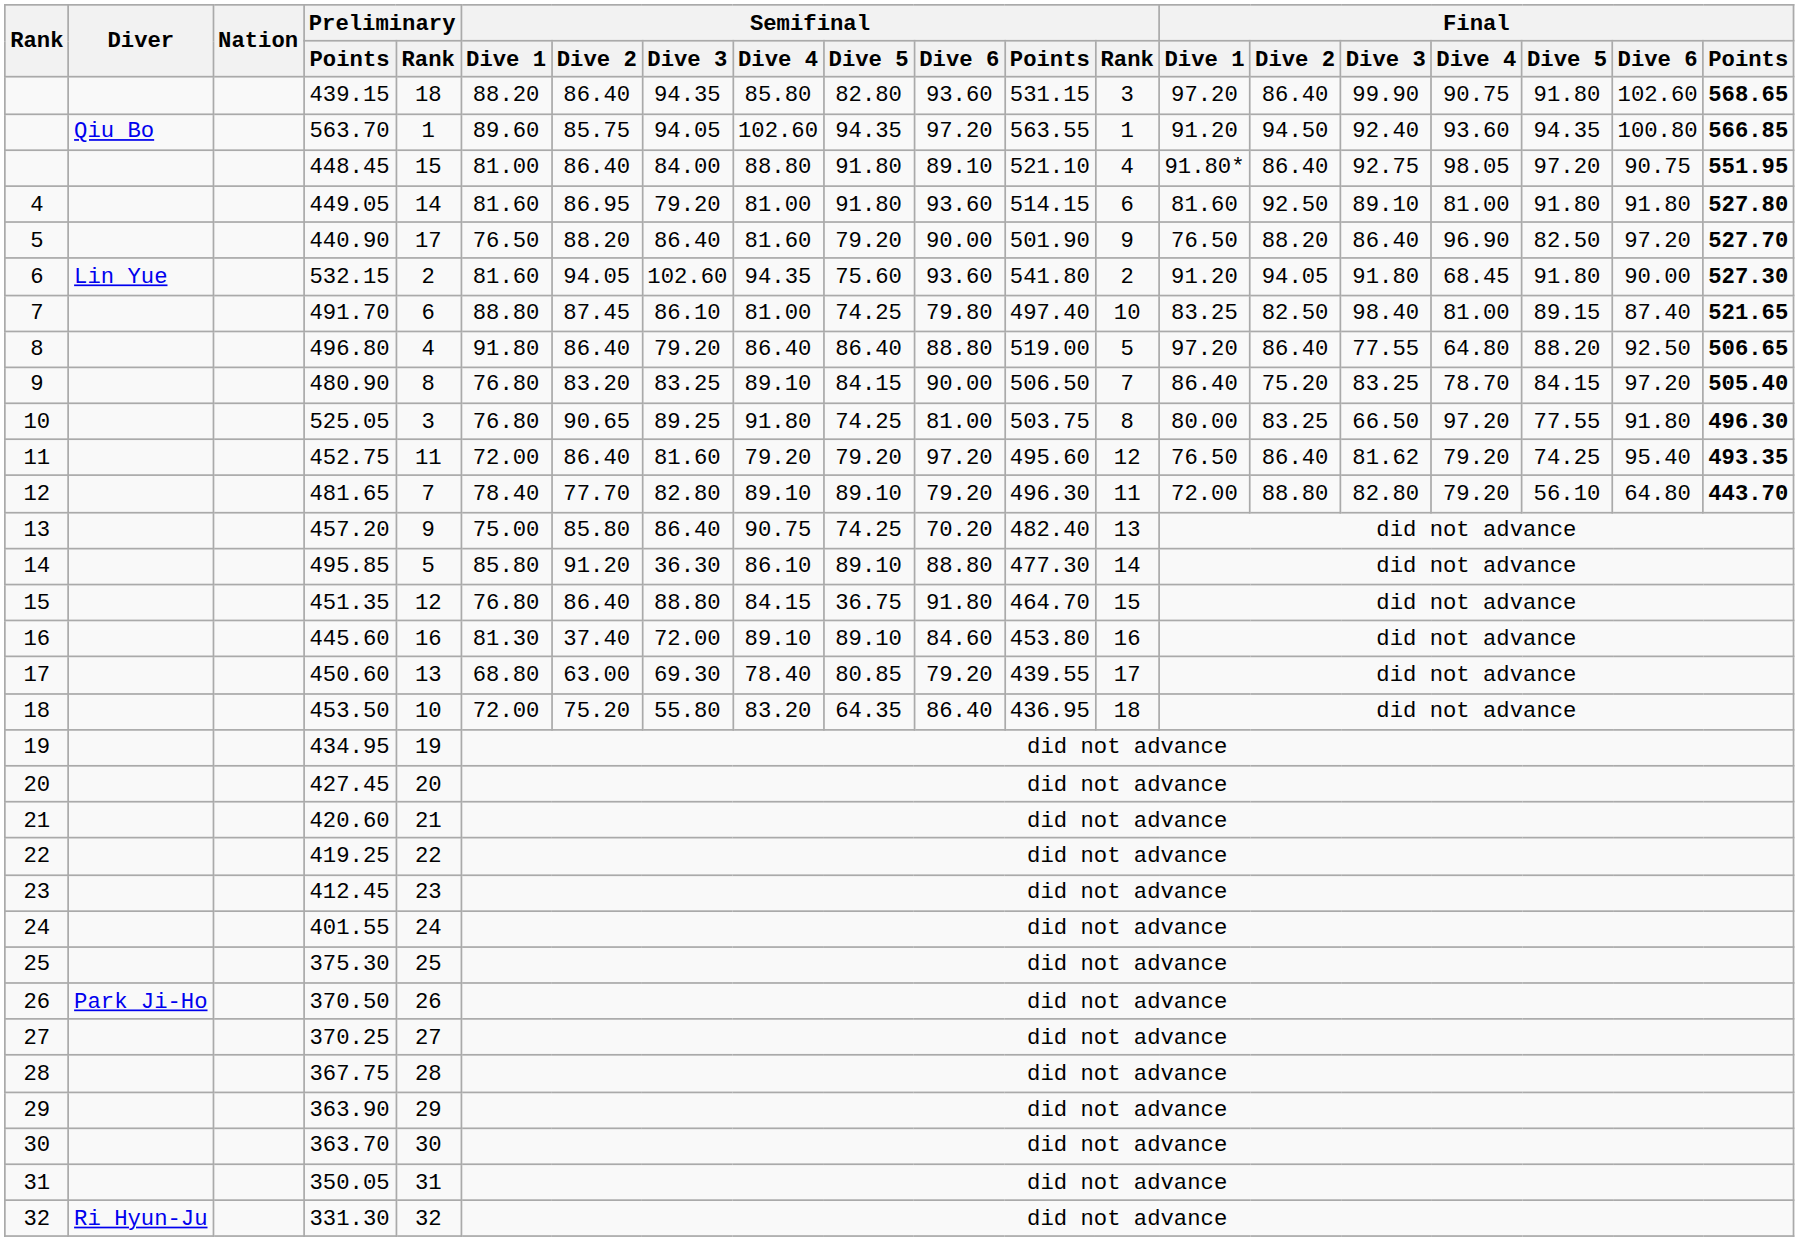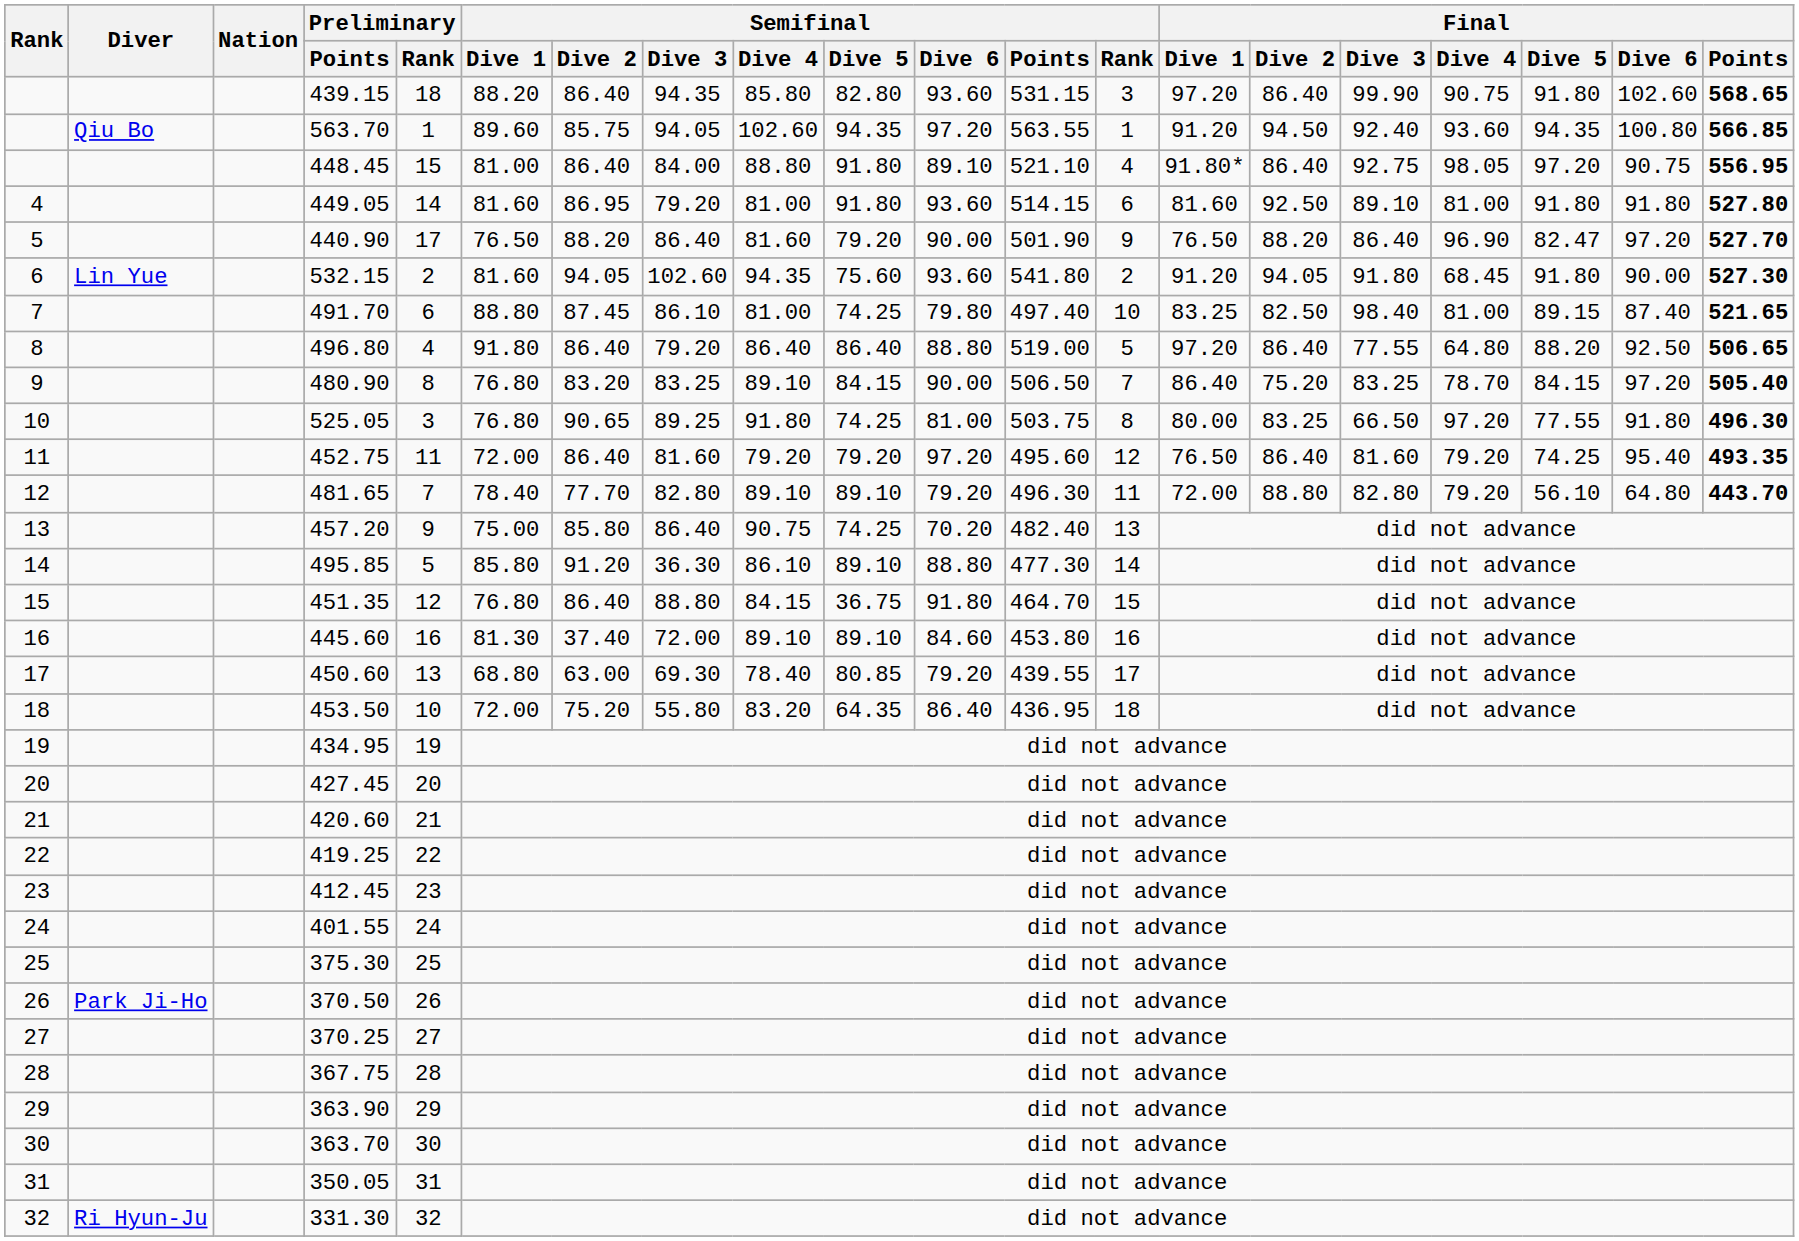(1748, 168) 551.95 -> (1748, 168) 556.95
(1567, 240) 82.50 -> (1567, 240) 82.47
(1386, 458) 81.62 -> (1386, 458) 81.60
